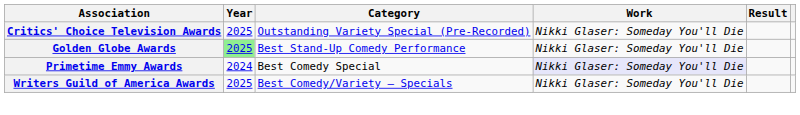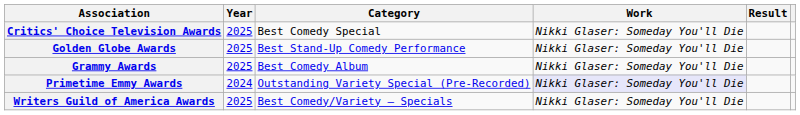(394, 31) Outstanding Variety Special (Pre-Recorded) -> (319, 31) Best Comedy Special
(239, 48) lightgreen background -> (239, 48) no background
+ row: (114, 66)
(319, 66) Best Comedy Special -> (394, 84) Outstanding Variety Special (Pre-Recorded)
